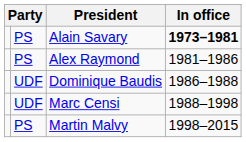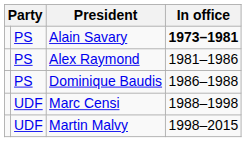(28, 81) UDF -> (23, 81) PS
(23, 125) PS -> (28, 125) UDF
